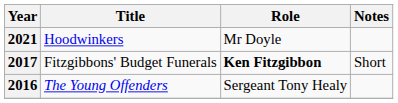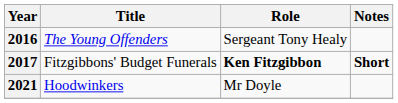rows swapped: (23, 86) <-> (23, 39)
(370, 62) normal -> (372, 62) bold
